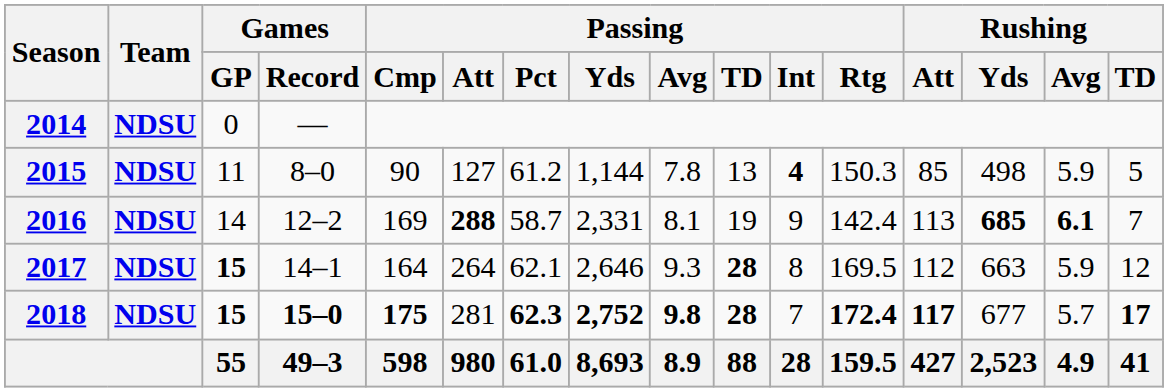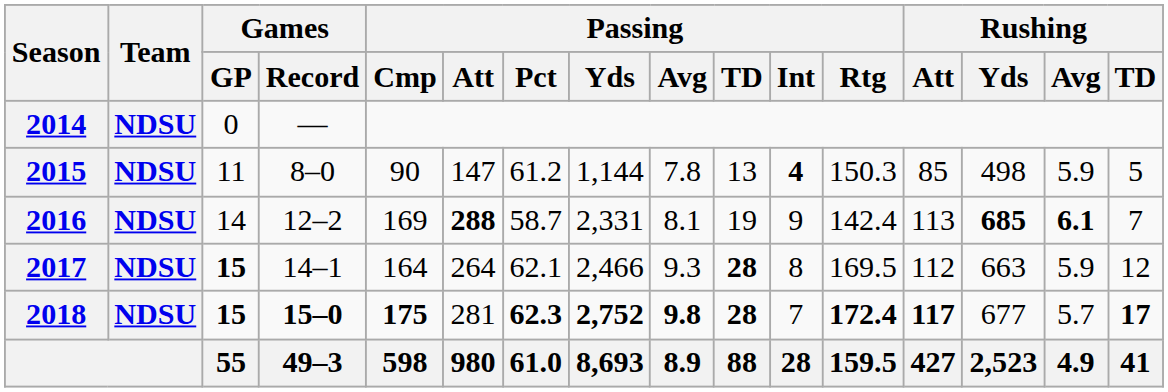(473, 171) 127 -> (473, 171) 147
(610, 266) 2,646 -> (610, 266) 2,466
